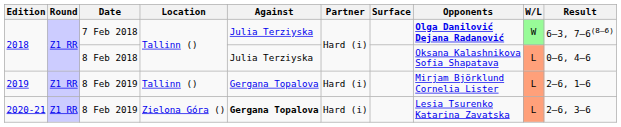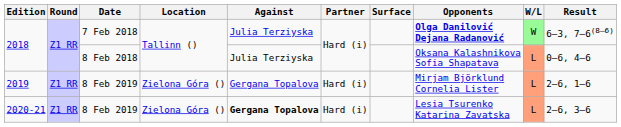(170, 84) Tallinn () -> (184, 84) Zielona Góra ()
